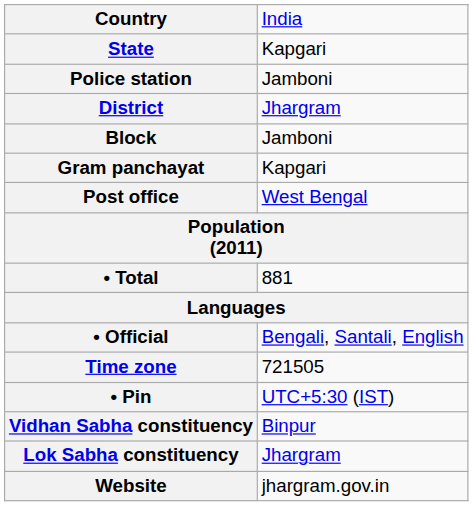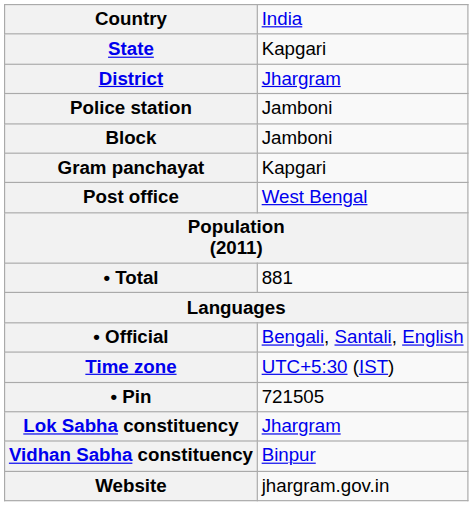rows swapped: (131, 108) <-> (131, 78)
(293, 366) 721505 -> (328, 366) UTC+5:30 (IST)
(328, 396) UTC+5:30 (IST) -> (293, 396) 721505
rows swapped: (131, 456) <-> (131, 426)
